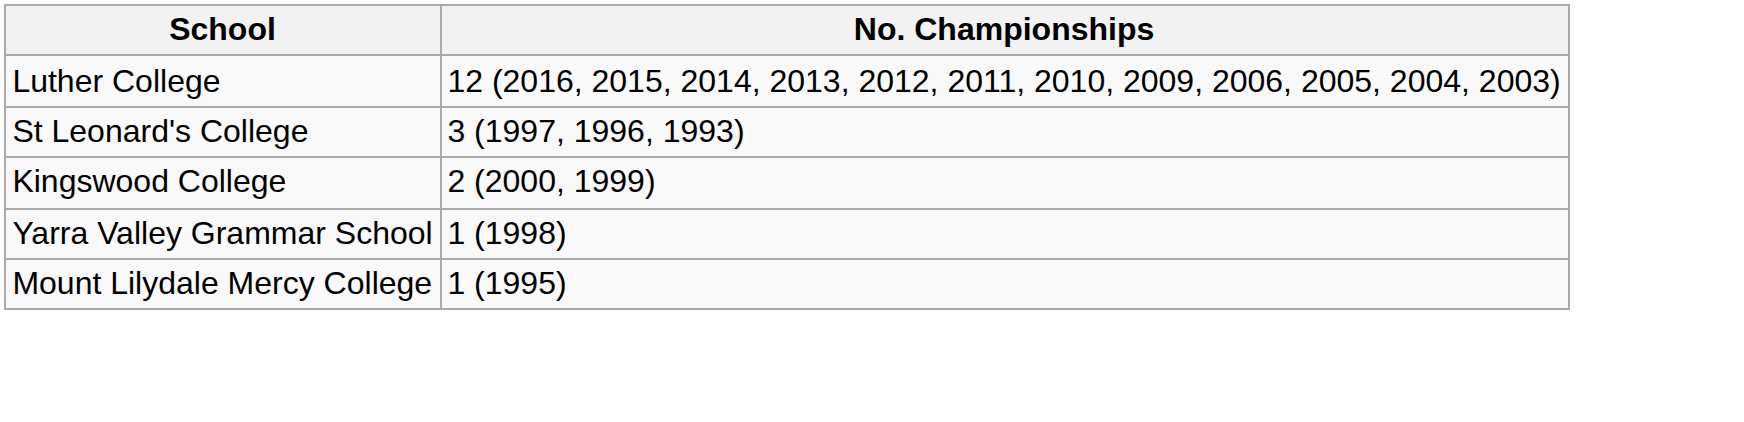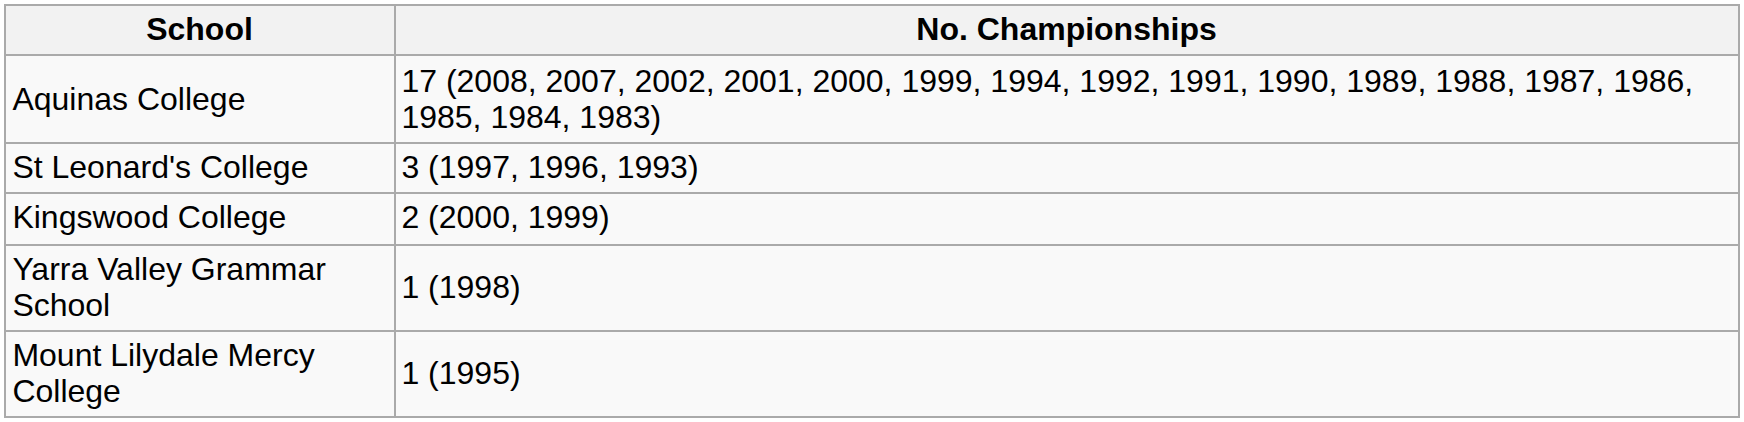+ row: (129, 98)
- row: (116, 80)
